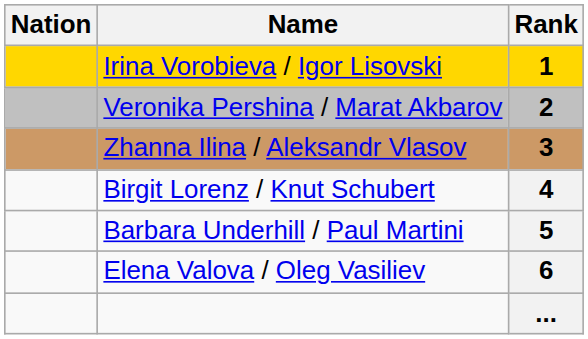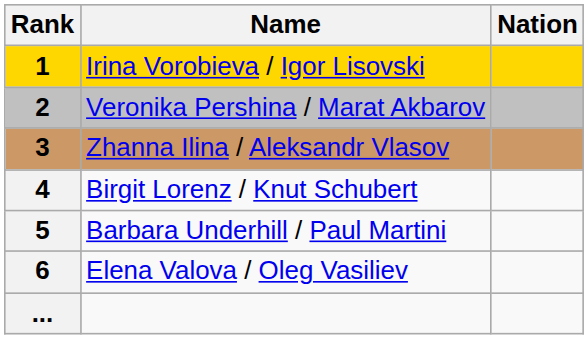columns swapped: (546, 25) <-> (51, 25)
